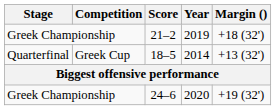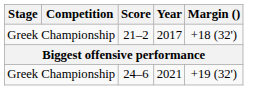(197, 34) 2019 -> (169, 34) 2017
- row: (163, 54)
(197, 94) 2020 -> (169, 74) 2021
